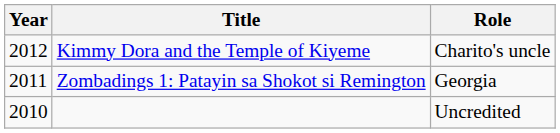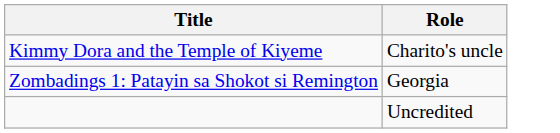- column: (28, 19)
